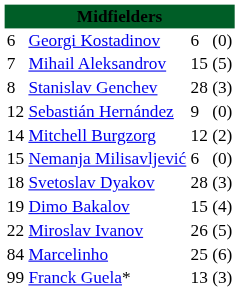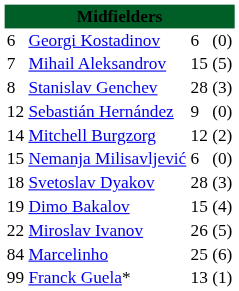(222, 277) (3) -> (222, 277) (1)
